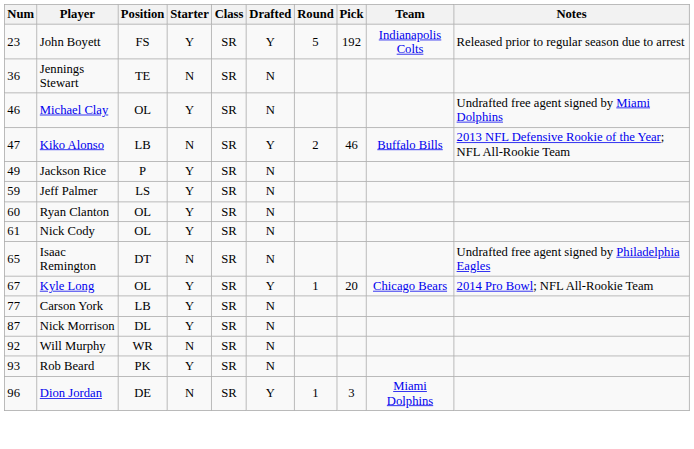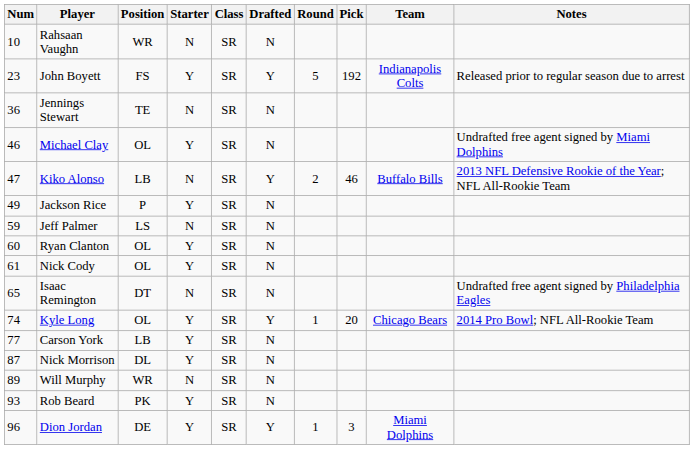+ row: (61, 41)
(190, 191) Y -> (190, 225) N
(14, 286) 67 -> (14, 320) 74
(14, 346) 92 -> (14, 380) 89
(190, 393) N -> (190, 427) Y
